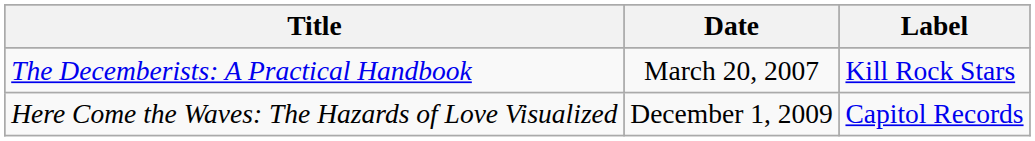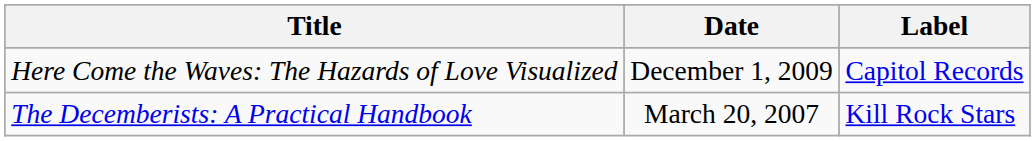rows swapped: (242, 69) <-> (314, 113)
